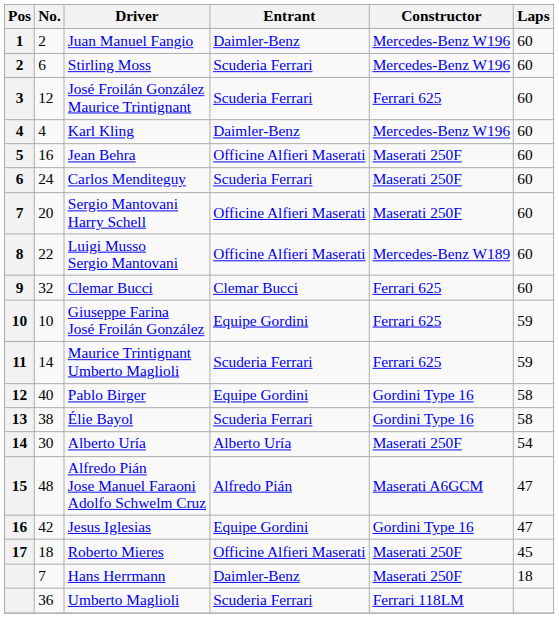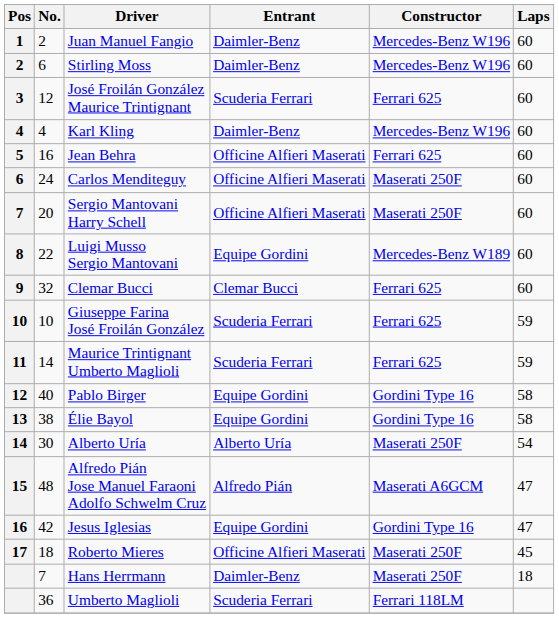(263, 65) Scuderia Ferrari -> (256, 65) Daimler-Benz
(417, 155) Maserati 250F -> (407, 155) Ferrari 625
(263, 180) Scuderia Ferrari -> (289, 180) Officine Alfieri Maserati
(289, 254) Officine Alfieri Maserati -> (261, 254) Equipe Gordini
(261, 320) Equipe Gordini -> (263, 320) Scuderia Ferrari
(263, 419) Scuderia Ferrari -> (261, 419) Equipe Gordini
